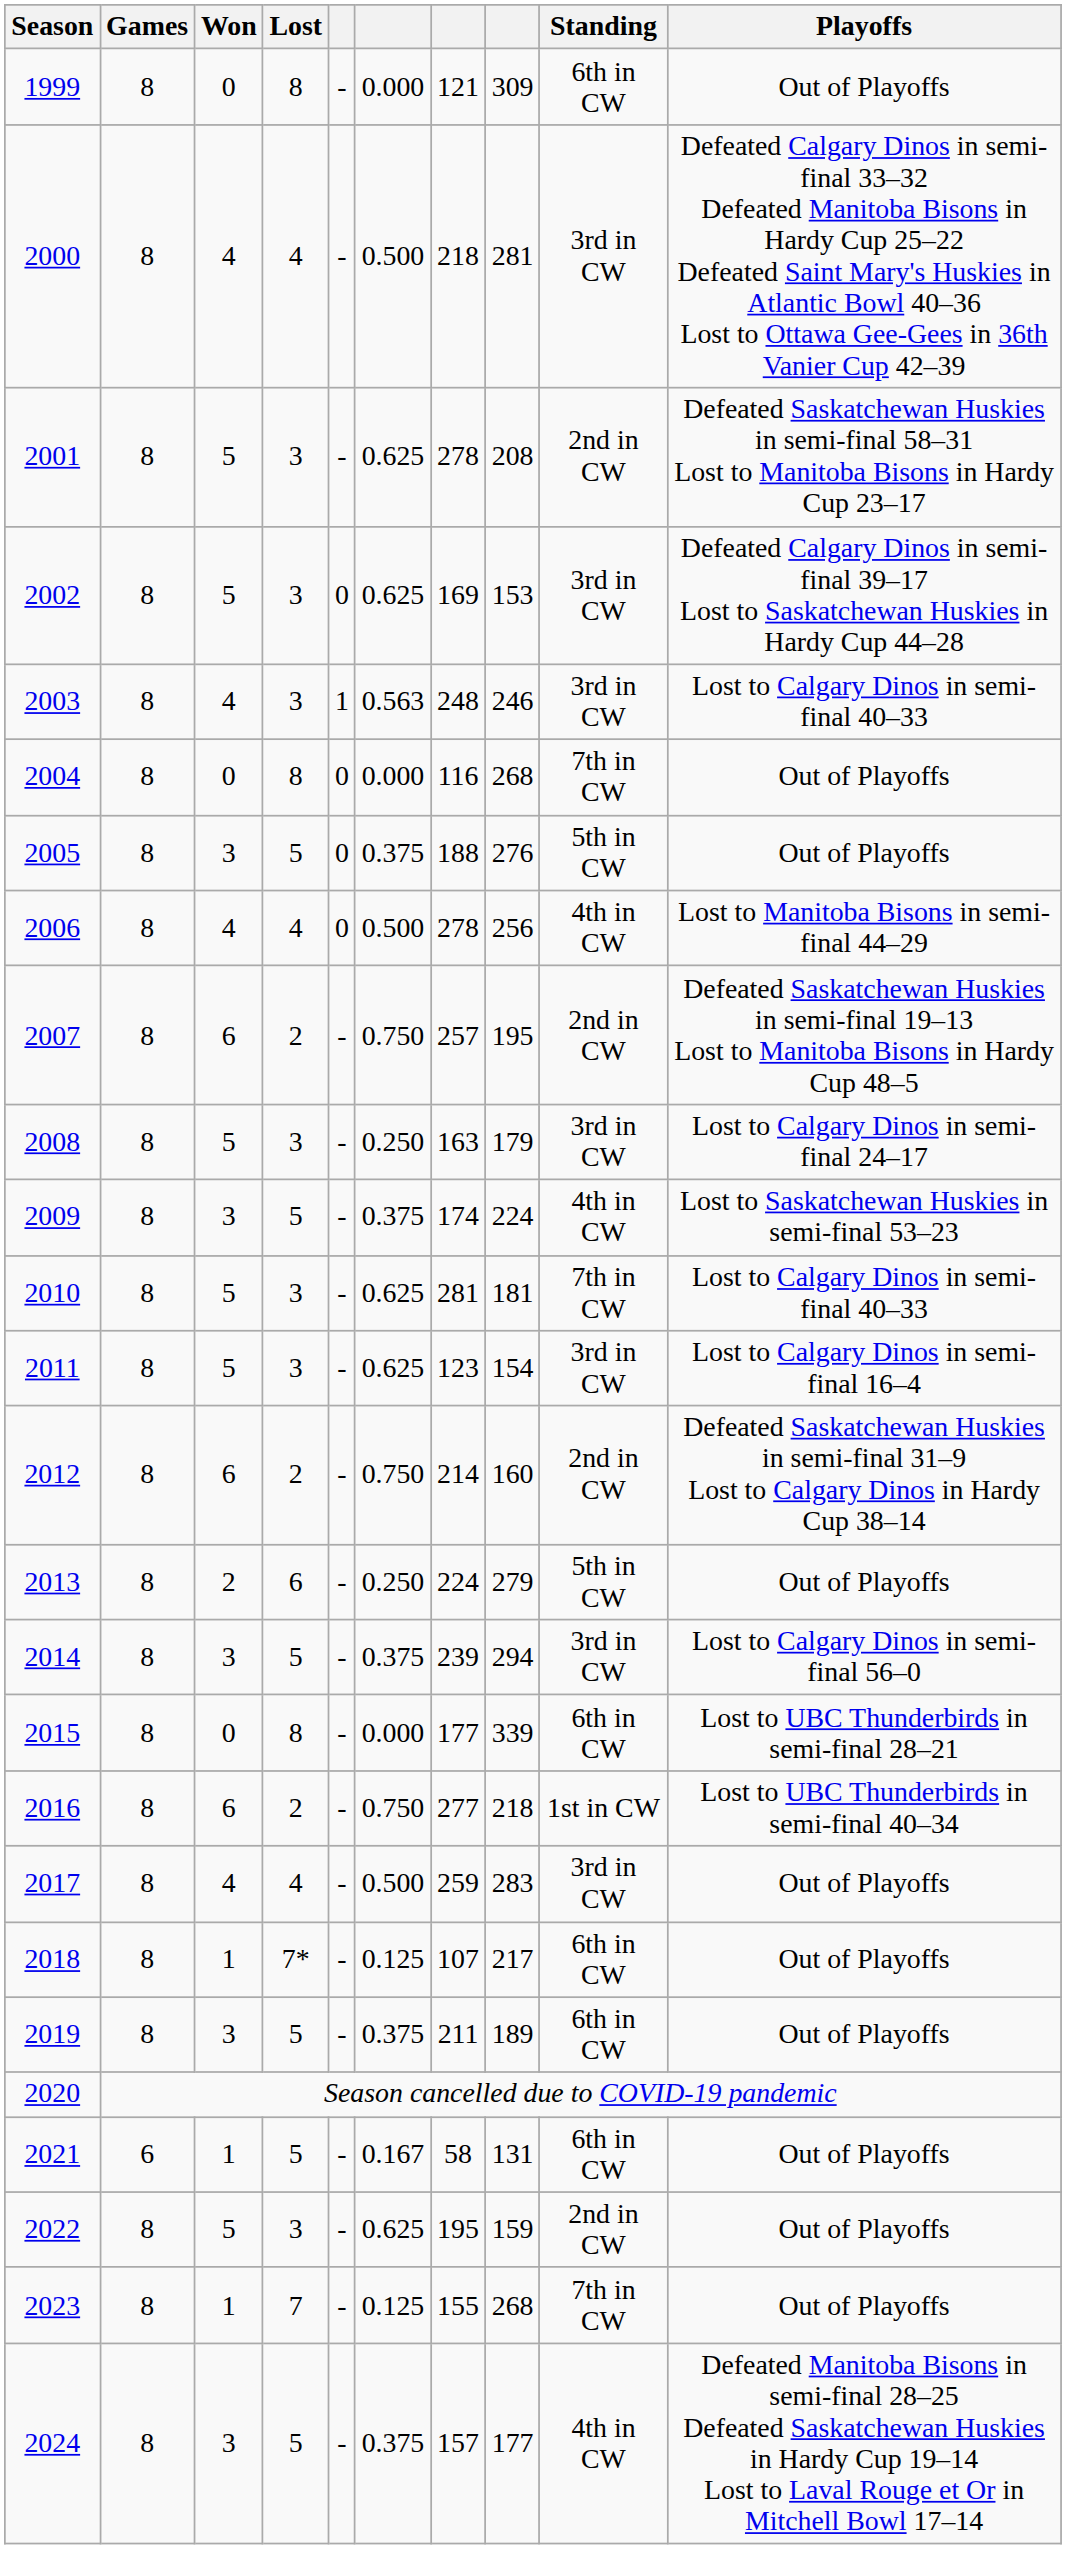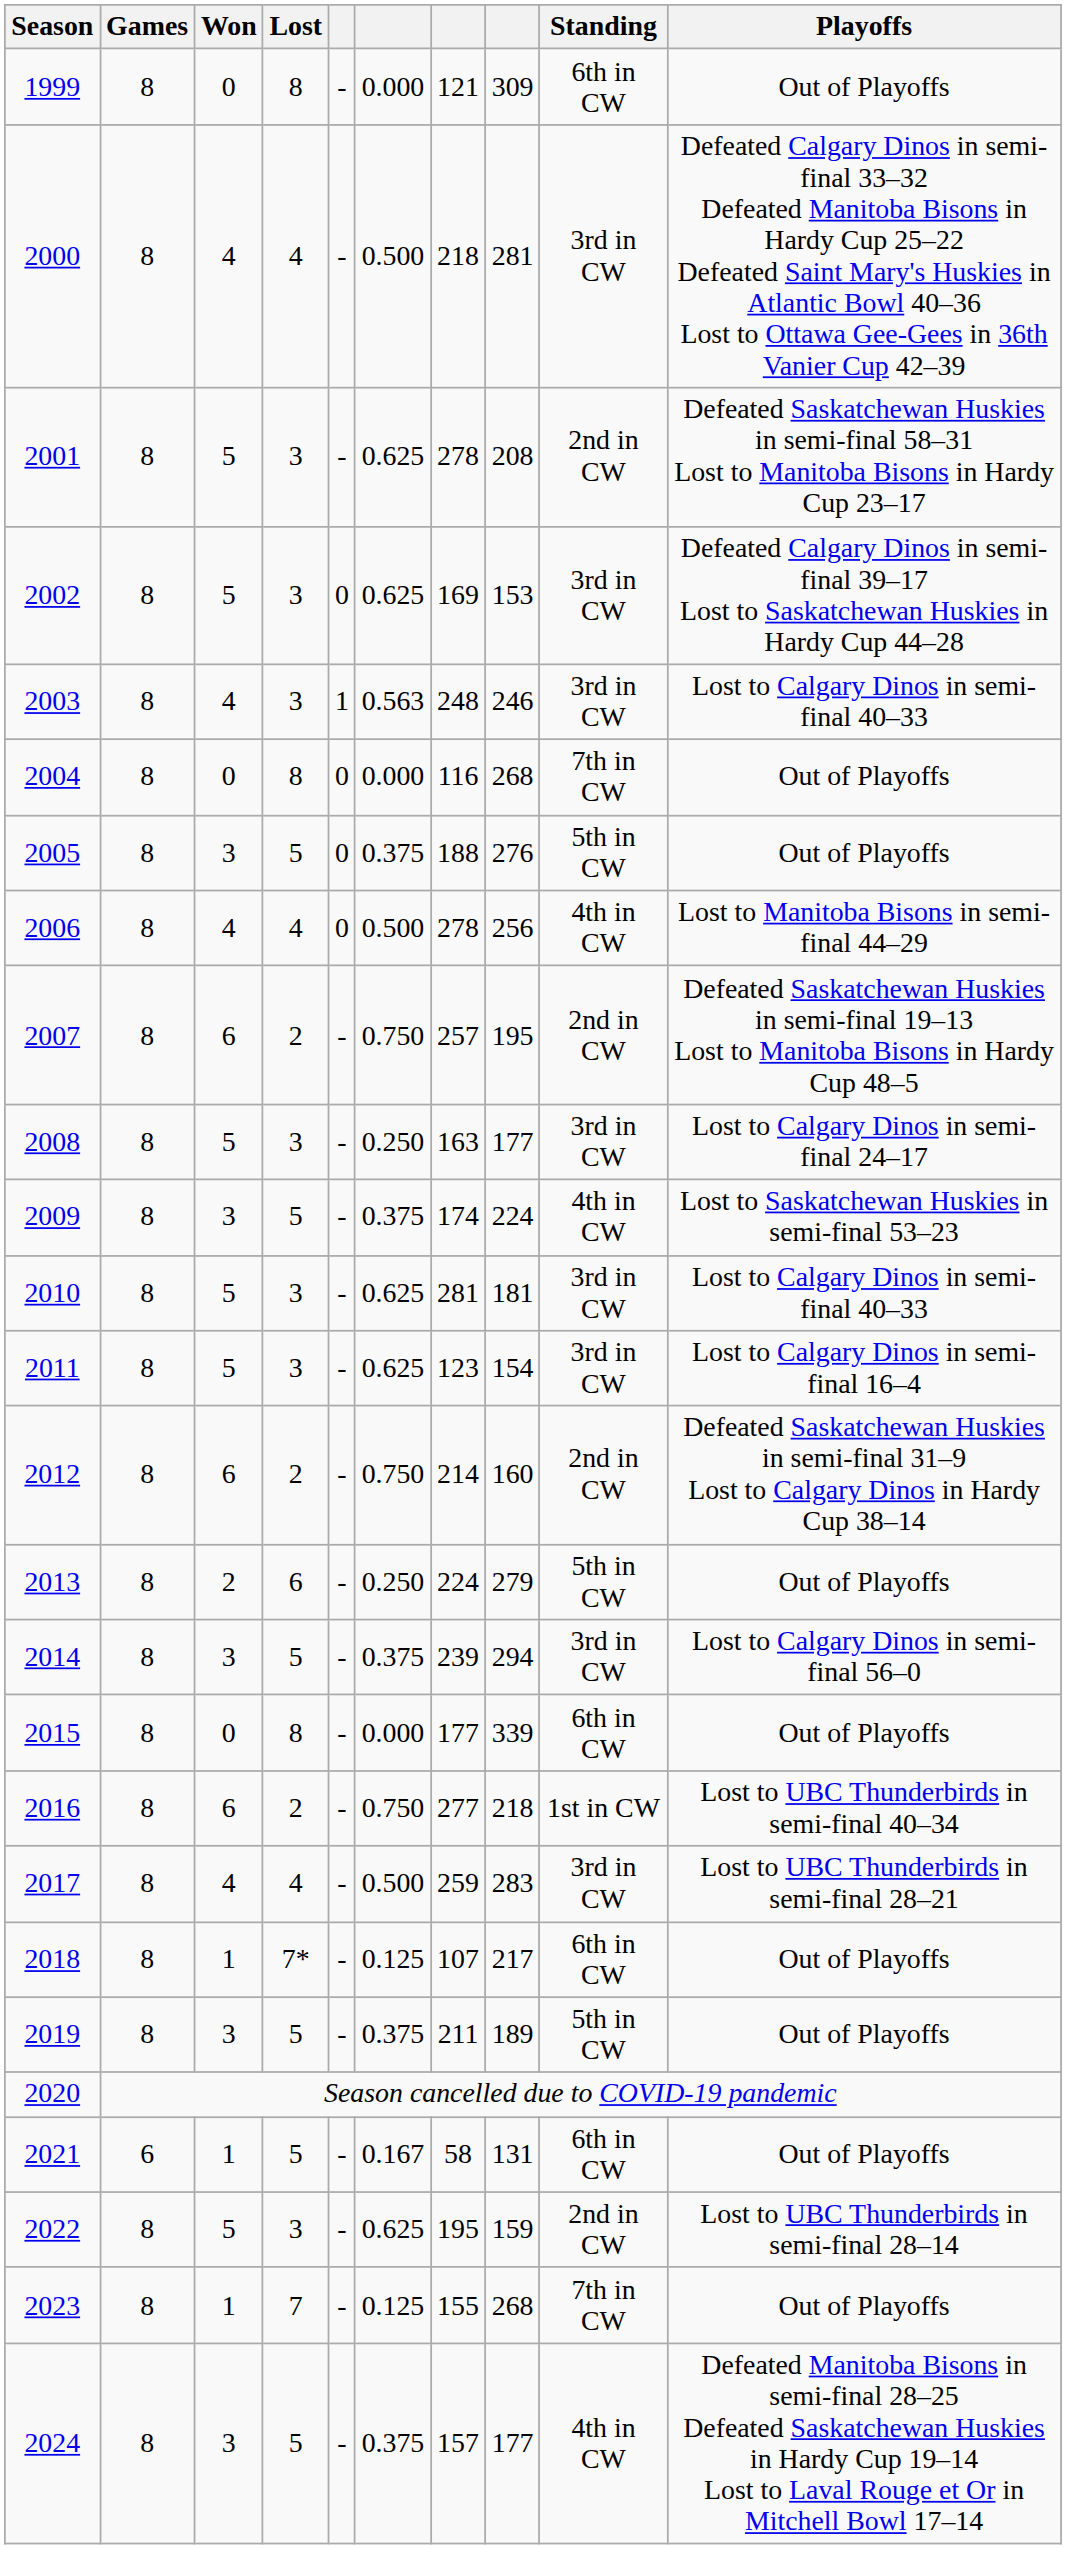(513, 1141) 179 -> (513, 1141) 177
(603, 1292) 7th in CW -> (603, 1292) 3rd in CW
(864, 1732) Lost to UBC Thunderbirds in semi-final 28–21 -> (864, 1732) Out of Playoffs
(864, 1883) Out of Playoffs -> (864, 1883) Lost to UBC Thunderbirds in semi-final 28–21
(603, 2034) 6th in CW -> (603, 2034) 5th in CW
(864, 2229) Out of Playoffs -> (864, 2229) Lost to UBC Thunderbirds in semi-final 28–14
